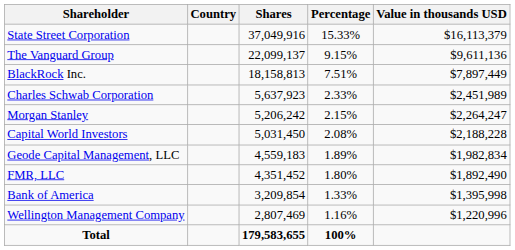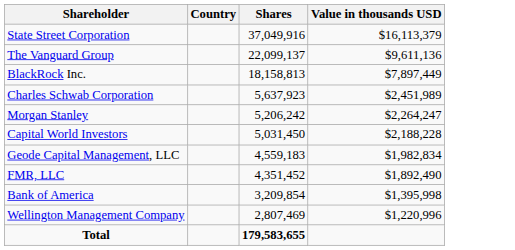- column: (341, 14)
